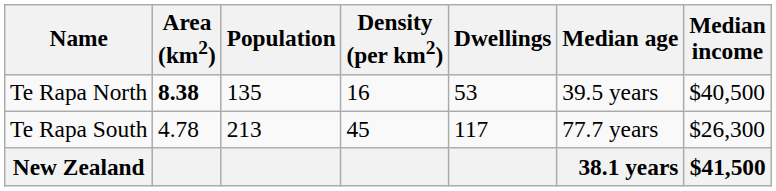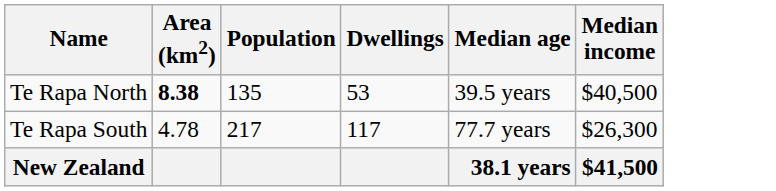- column: (395, 39)
(244, 129) 213 -> (244, 129) 217
